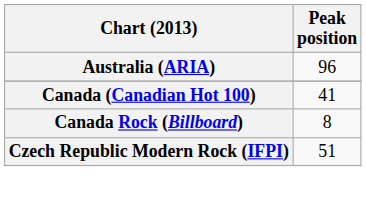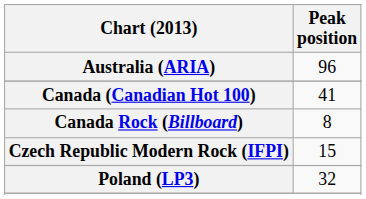(327, 151) 51 -> (327, 151) 15
+ row: (149, 179)
